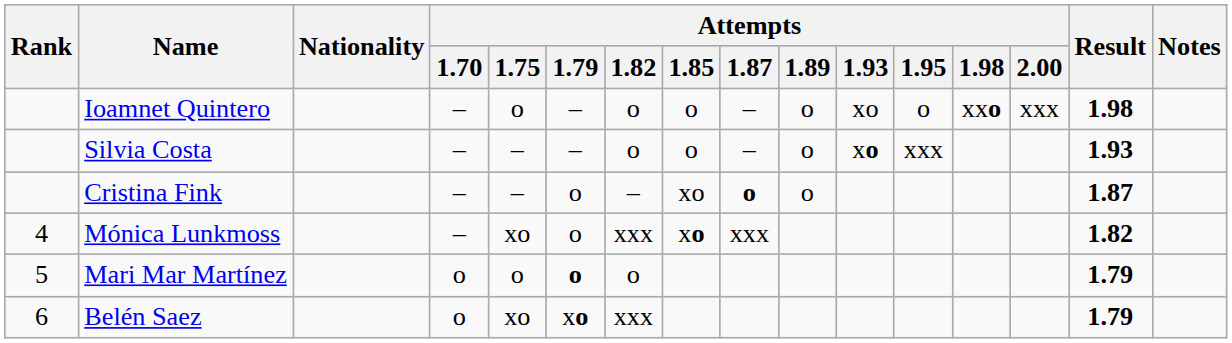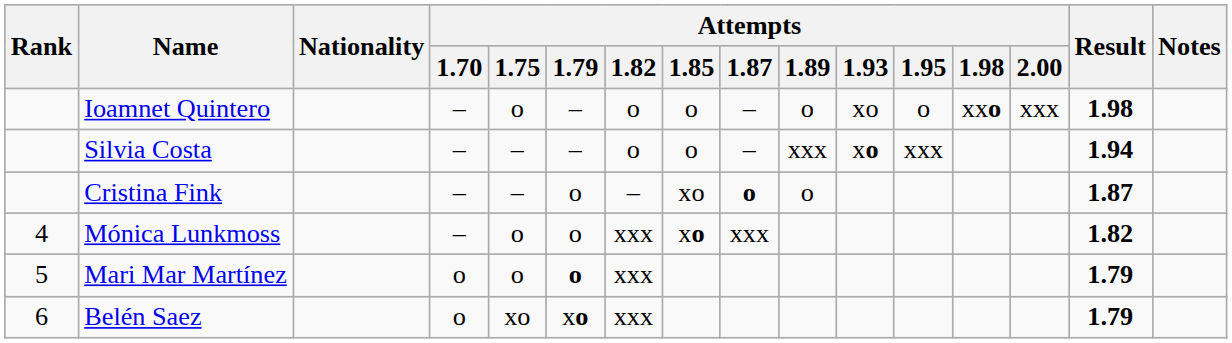(807, 150) o -> (807, 150) xxx
(1110, 150) 1.93 -> (1110, 150) 1.94
(517, 233) xo -> (517, 233) o
(633, 274) o -> (633, 274) xxx
